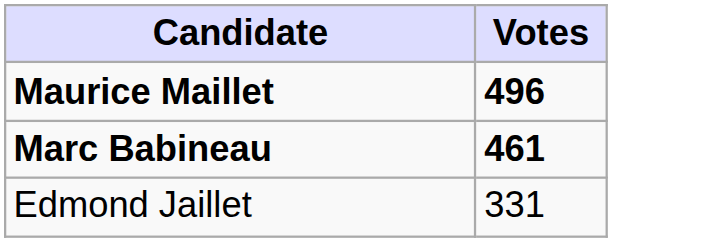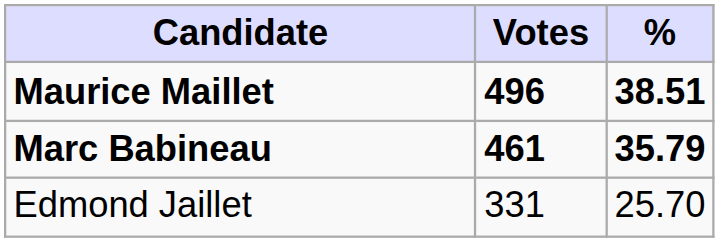+ column: (660, 33)
